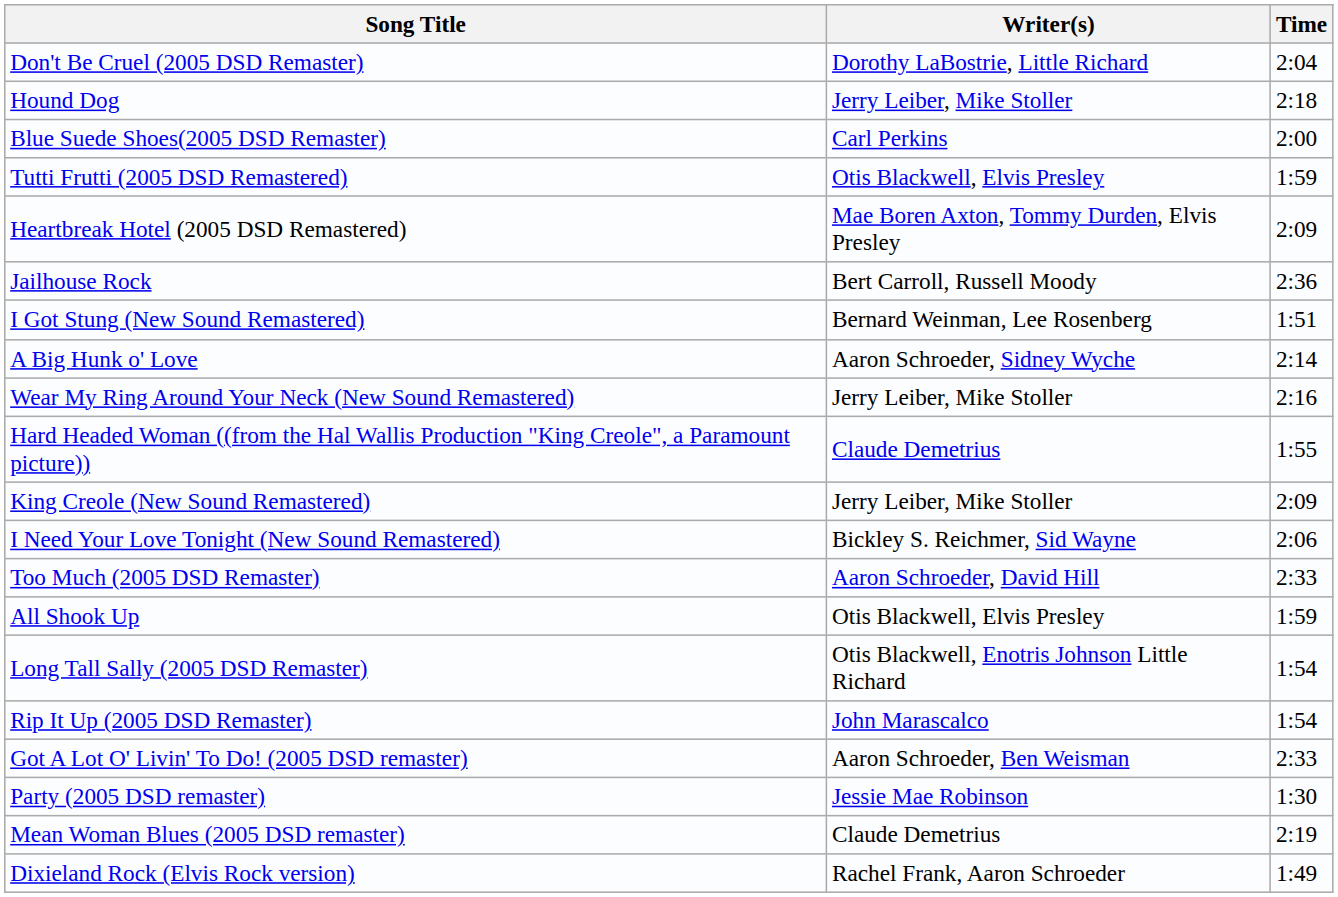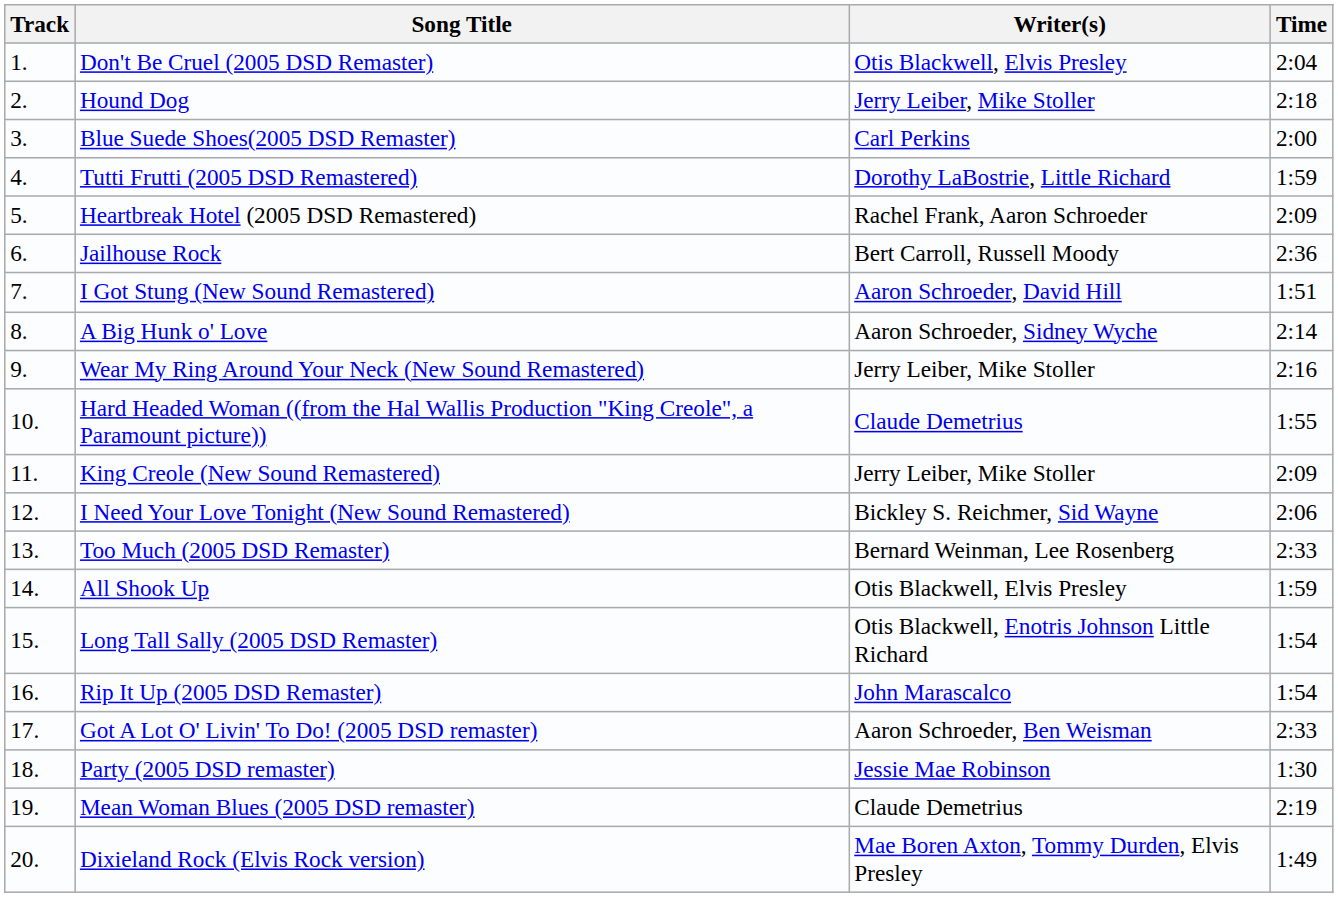+ column: (40, 23)
(990, 62) Dorothy LaBostrie, Little Richard -> (990, 62) Otis Blackwell, Elvis Presley
(968, 177) Otis Blackwell, Elvis Presley -> (1012, 177) Dorothy LaBostrie, Little Richard
(1024, 229) Mae Boren Axton, Tommy Durden, Elvis Presley -> (1001, 215) Rachel Frank, Aaron Schroeder
(992, 319) Bernard Weinman, Lee Rosenberg -> (988, 292) Aaron Schroeder, David Hill
(966, 577) Aaron Schroeder, David Hill -> (1014, 549) Bernard Weinman, Lee Rosenberg
(978, 873) Rachel Frank, Aaron Schroeder -> (1047, 859) Mae Boren Axton, Tommy Durden, Elvis Presley
